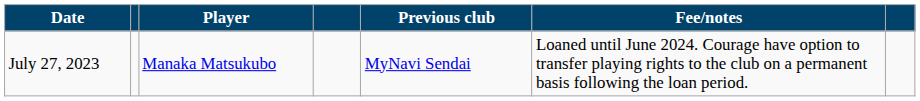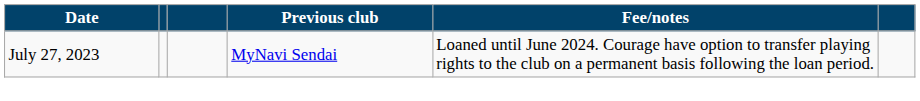- column: (226, 17)
